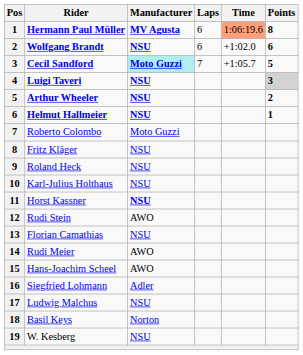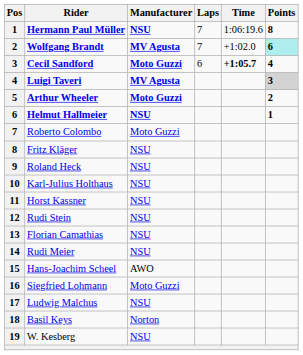(155, 30) MV Agusta -> (140, 30) NSU
(200, 30) 6 -> (200, 30) 7
(243, 30) lightsalmon background -> (243, 30) no background
(140, 47) NSU -> (155, 47) MV Agusta
(200, 47) 6 -> (200, 47) 7
(270, 47) no background -> (270, 47) paleturquoise background
(156, 64) paleturquoise background -> (156, 64) no background
(200, 64) 7 -> (200, 64) 6
(240, 64) normal -> (240, 64) bold
(270, 64) 5 -> (270, 64) 4
(140, 81) NSU -> (155, 81) MV Agusta
(140, 98) NSU -> (156, 98) Moto Guzzi
(140, 200) bold -> (140, 200) normal
(142, 217) AWO -> (140, 217) NSU
(142, 251) AWO -> (140, 251) NSU
(142, 285) Adler -> (155, 285) Moto Guzzi
